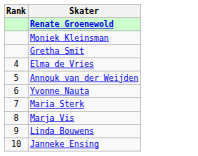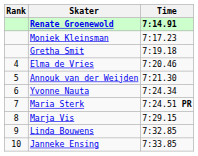+ column: (167, 11)
